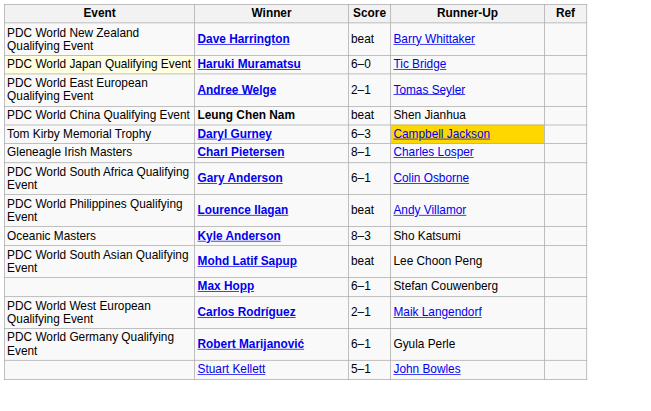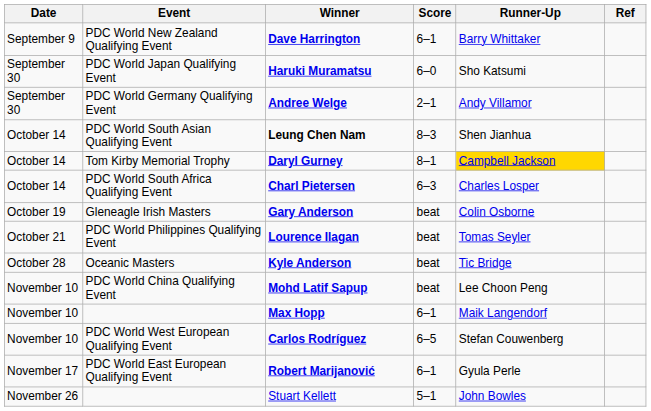+ column: (44, 13)
(363, 39) beat -> (426, 39) 6–1
(99, 64) lightyellow background -> (161, 71) no background
(420, 64) Tic Bridge -> (492, 71) Sho Katsumi
(77, 90) PDC World East European Qualifying Event -> (169, 103) PDC World Germany Qualifying Event
(429, 90) Tomas Seyler -> (495, 103) Andy Villamor
(98, 115) PDC World China Qualifying Event -> (148, 135) PDC World South Asian Qualifying Event
(363, 115) beat -> (426, 135) 8–3
(361, 134) 6–3 -> (426, 161) 8–1
(70, 153) Gleneagle Irish Masters -> (149, 186) PDC World South Africa Qualifying Event
(361, 153) 8–1 -> (426, 186) 6–3
(98, 178) PDC World South Africa Qualifying Event -> (148, 211) Gleneagle Irish Masters
(361, 178) 6–1 -> (428, 211) beat
(430, 210) Andy Villamor -> (495, 237) Tomas Seyler
(361, 236) 8–3 -> (428, 262) beat
(427, 236) Sho Katsumi -> (485, 262) Tic Bridge
(98, 261) PDC World South Asian Qualifying Event -> (160, 288) PDC World China Qualifying Event
(446, 287) Stefan Couwenberg -> (503, 313) Maik Langendorf
(361, 312) 2–1 -> (426, 339) 6–5
(438, 312) Maik Langendorf -> (511, 339) Stefan Couwenberg
(91, 344) PDC World Germany Qualifying Event -> (156, 371) PDC World East European Qualifying Event
